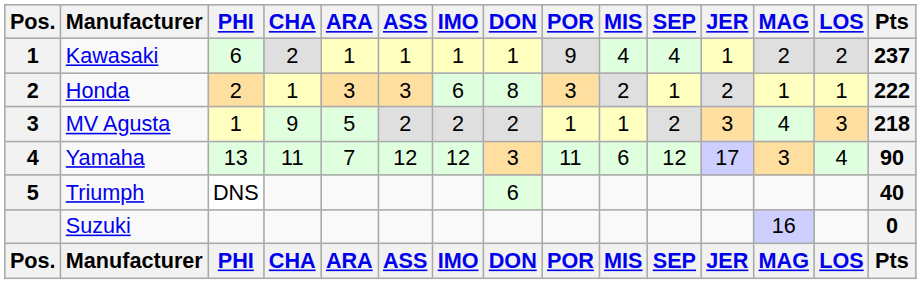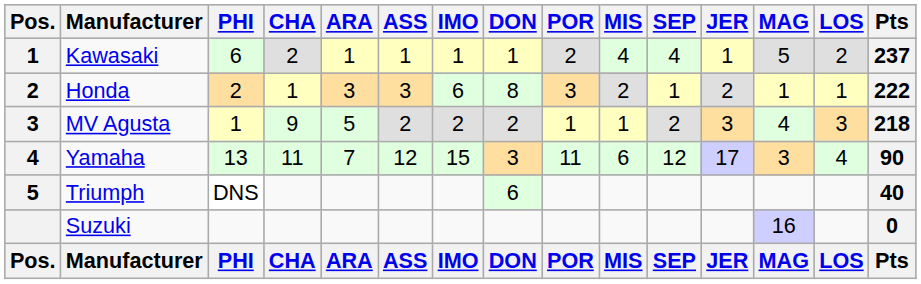(570, 56) 9 -> (570, 56) 2
(784, 56) 2 -> (784, 56) 5
(458, 158) 12 -> (458, 158) 15
